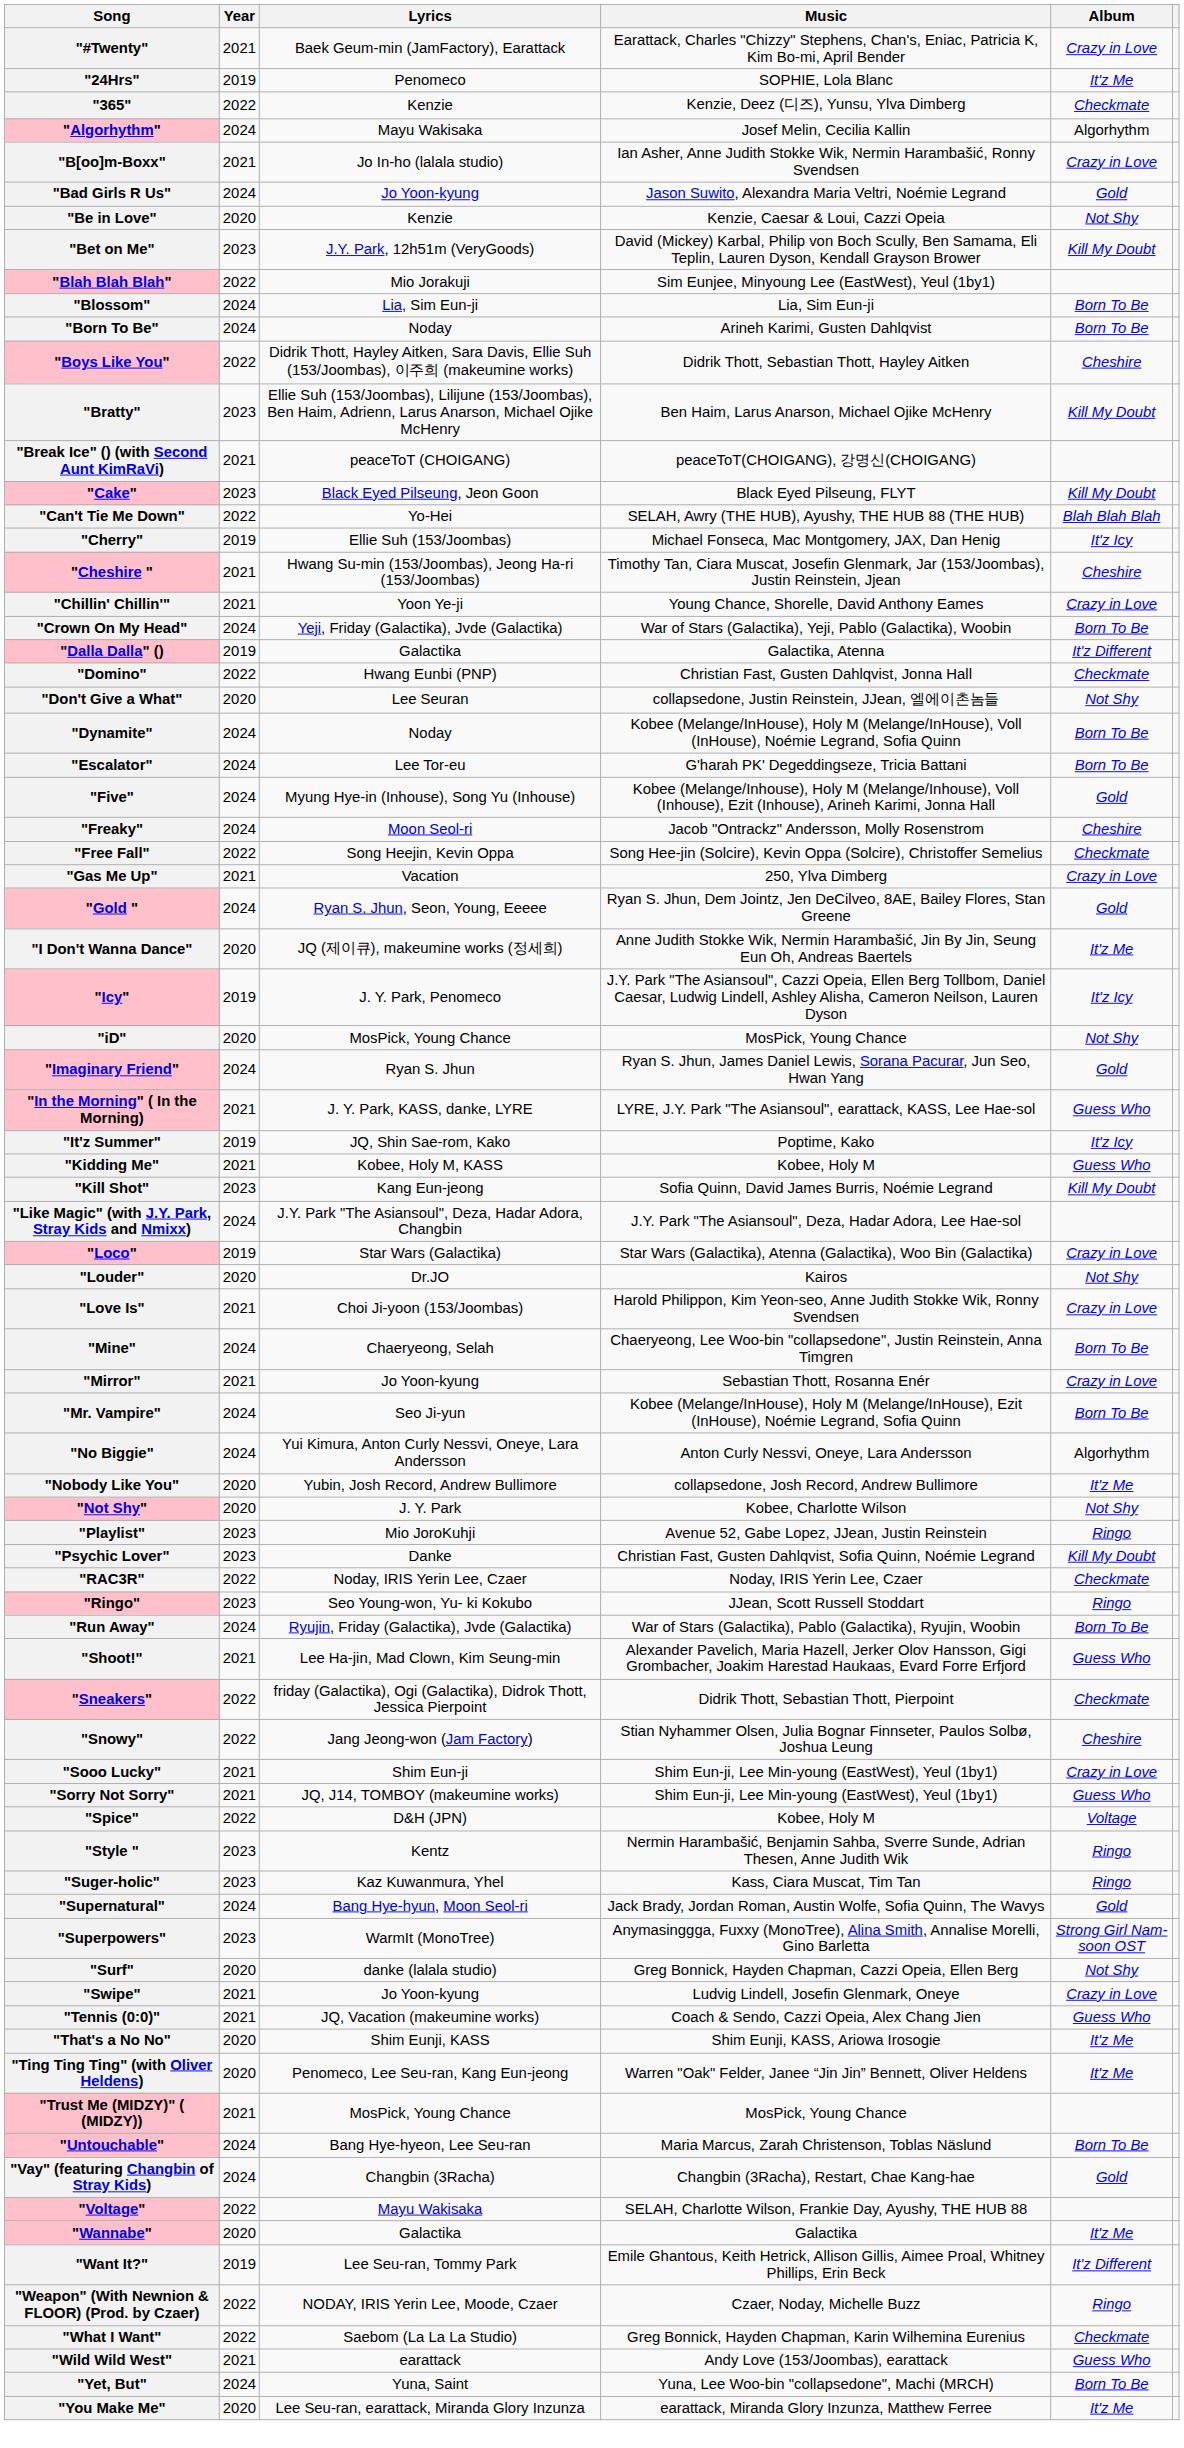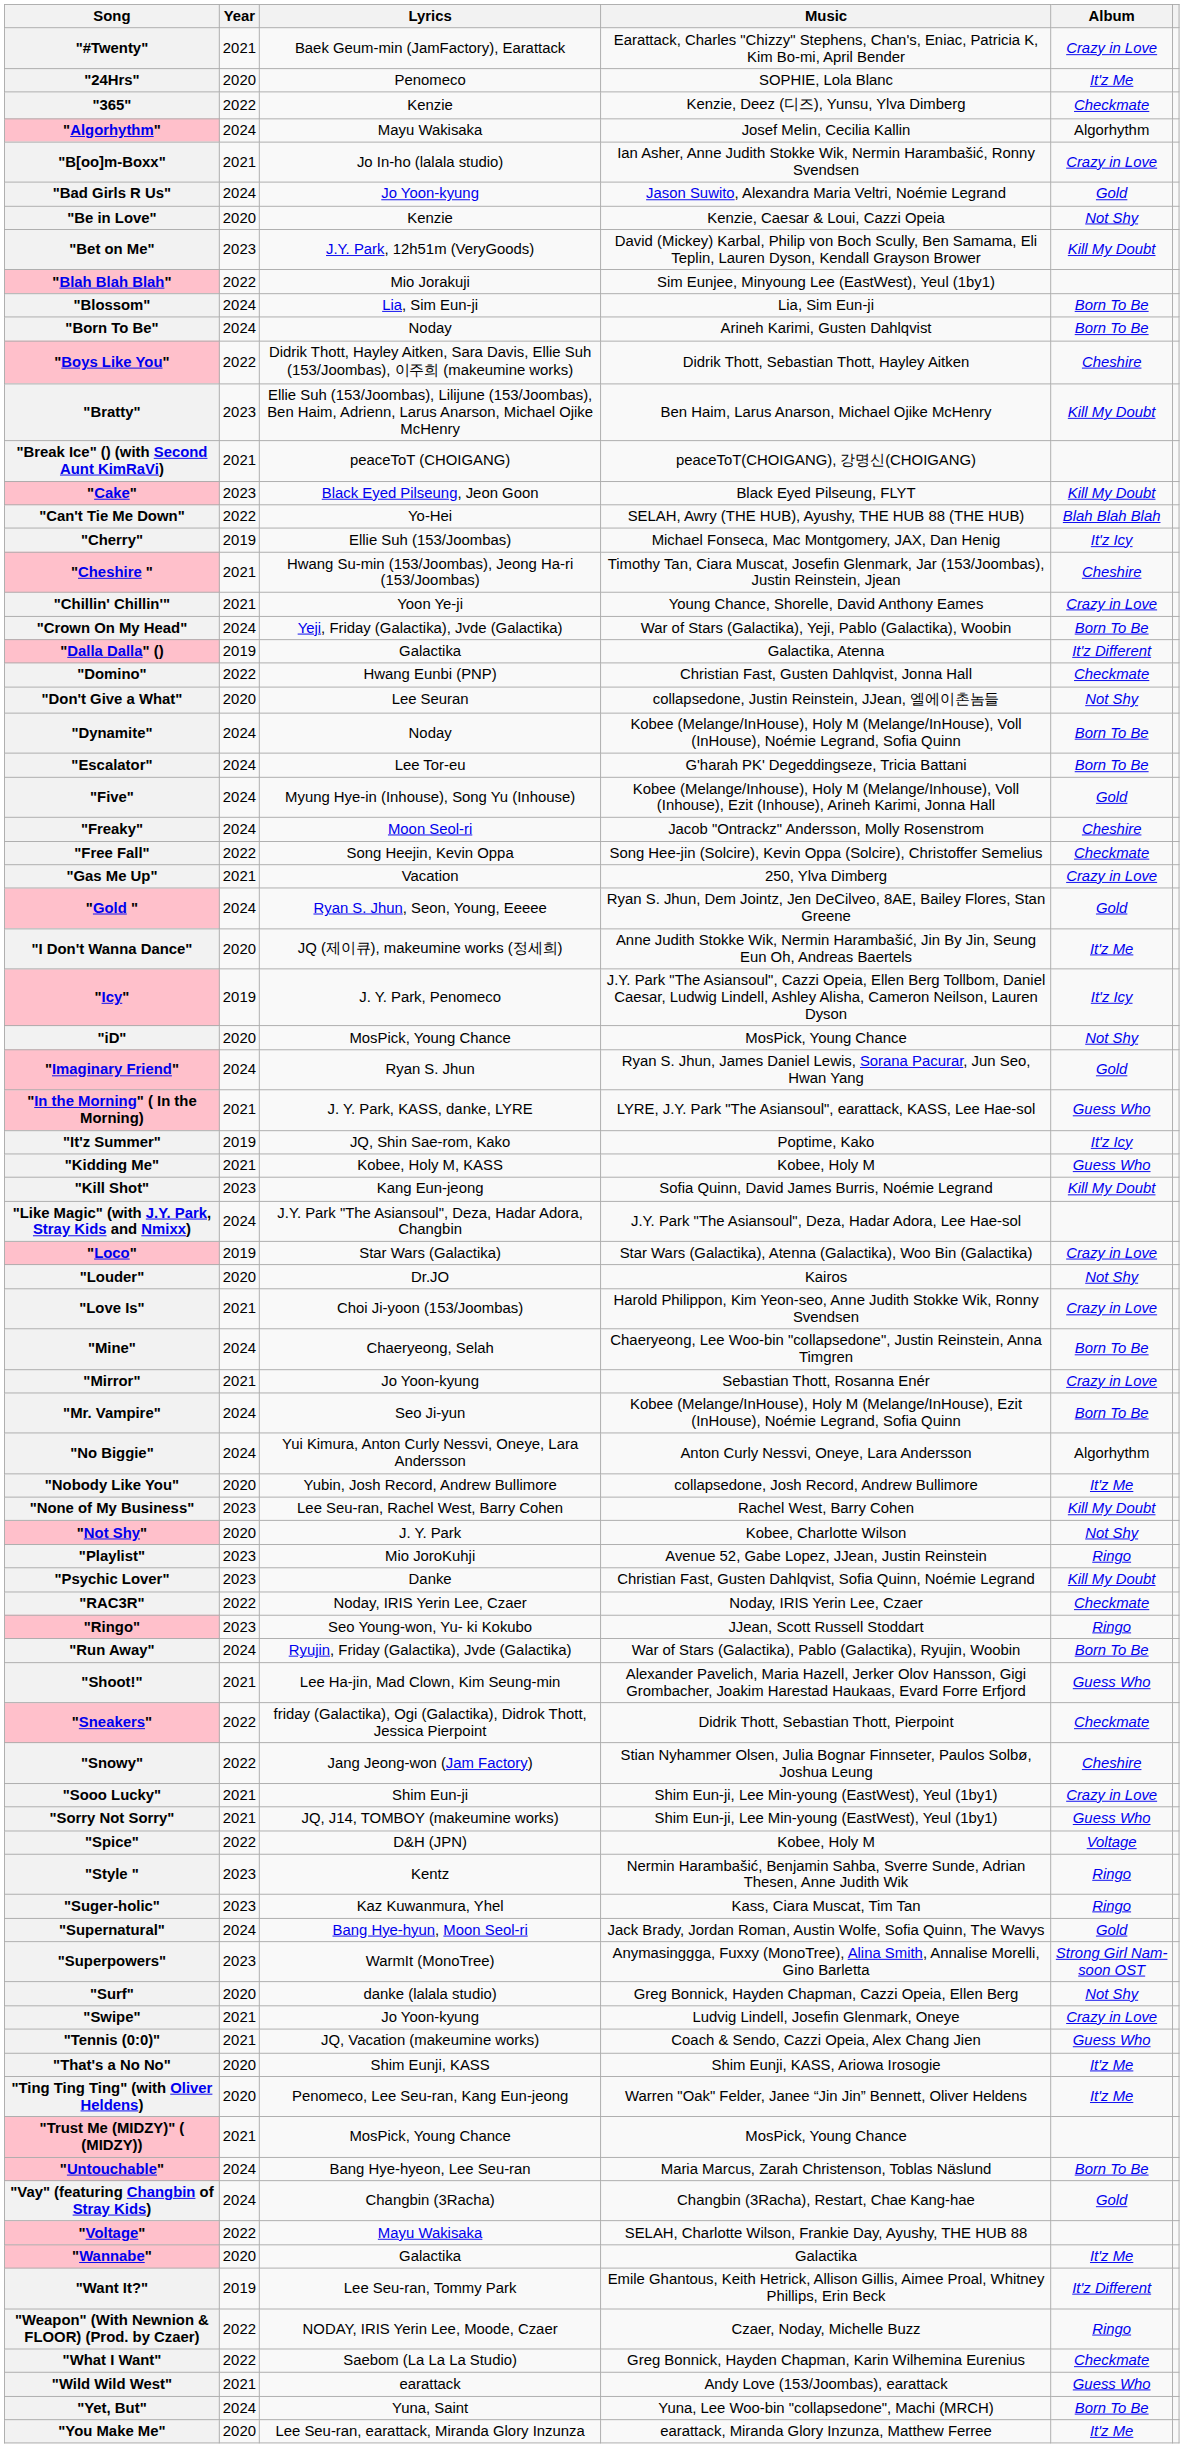(239, 80) 2019 -> (239, 80) 2020
+ row: (112, 1508)
